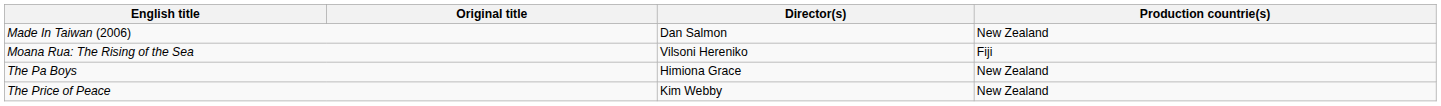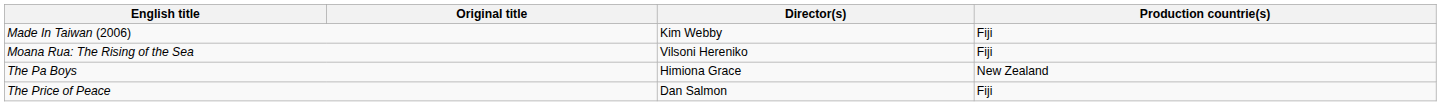(694, 33) Dan Salmon -> (691, 33) Kim Webby
(1013, 33) New Zealand -> (985, 33) Fiji
(691, 91) Kim Webby -> (694, 91) Dan Salmon
(1013, 91) New Zealand -> (985, 91) Fiji
